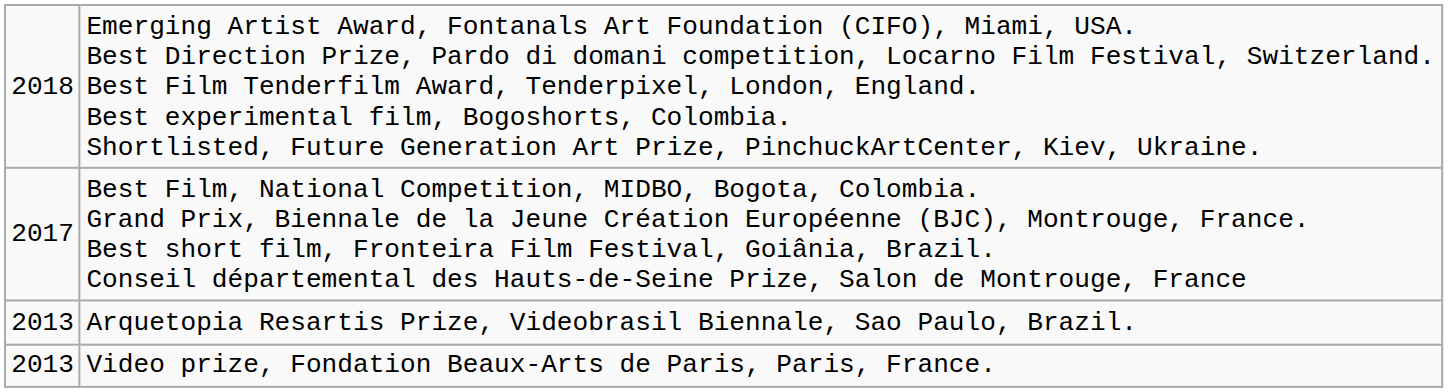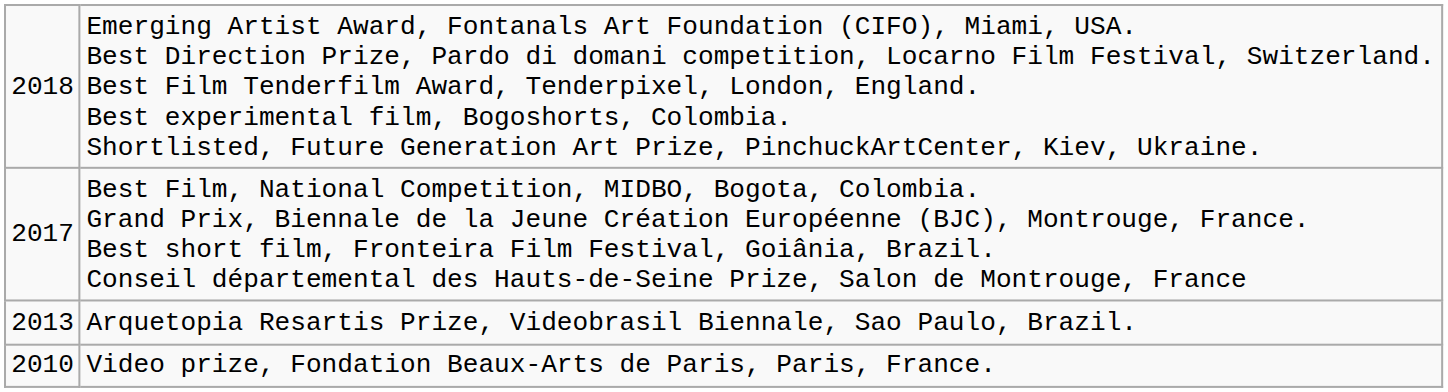(43, 365) 2013 -> (43, 365) 2010
